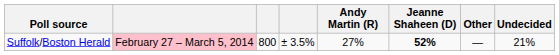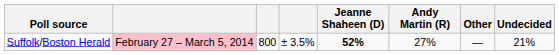columns swapped: (425, 19) <-> (353, 19)
